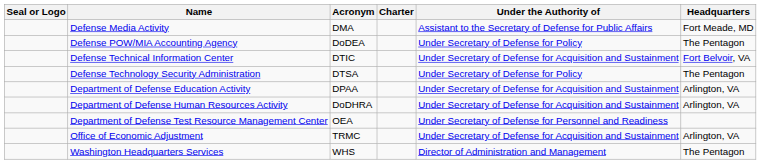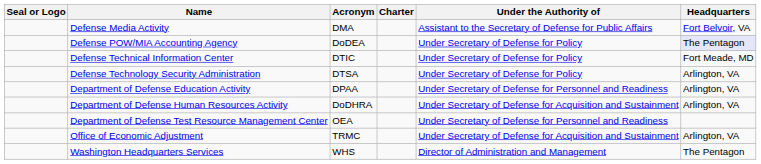(718, 27) Fort Meade, MD -> (717, 27) Fort Belvoir, VA
(714, 43) no background -> (714, 43) lavender background
(548, 58) Under Secretary of Defense for Acquisition and Sustainment -> (500, 58) Under Secretary of Defense for Policy
(717, 58) Fort Belvoir, VA -> (718, 58) Fort Meade, MD
(714, 74) The Pentagon -> (711, 74) Arlington, VA
(548, 89) Under Secretary of Defense for Acquisition and Sustainment -> (543, 89) Under Secretary of Defense for Personnel and Readiness
